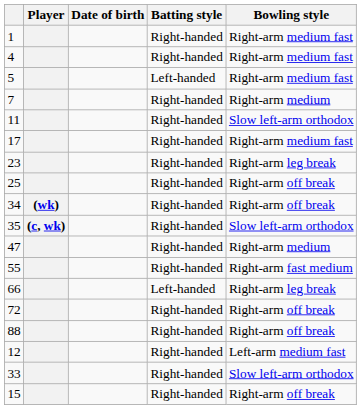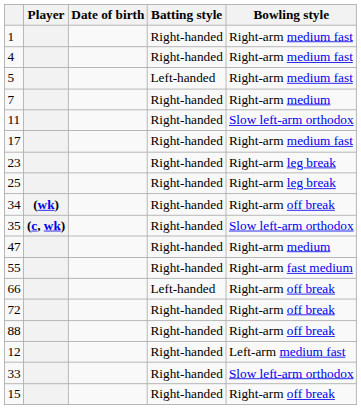(282, 183) Right-arm off break -> (282, 183) Right-arm leg break
(282, 288) Right-arm leg break -> (282, 288) Right-arm off break
